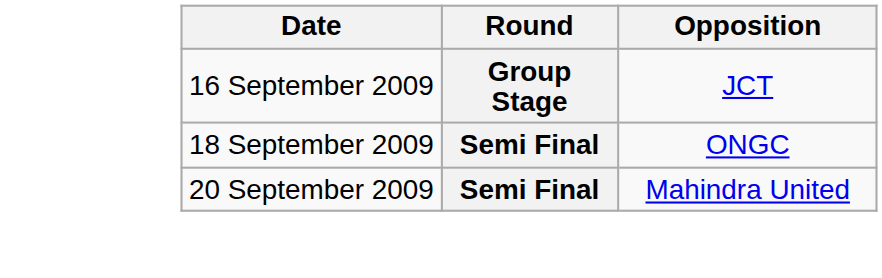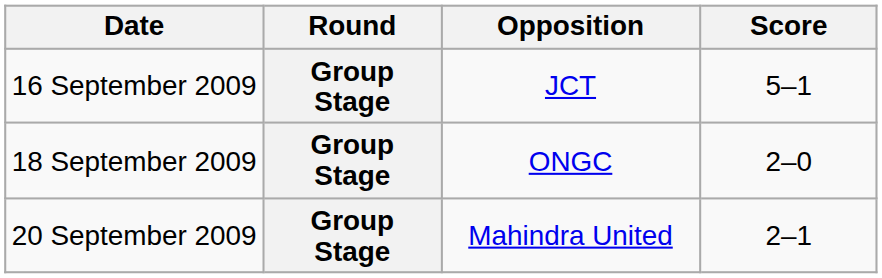+ column: (789, 27)
(530, 146) Semi Final -> (352, 161) Group Stage
(530, 189) Semi Final -> (352, 236) Group Stage
